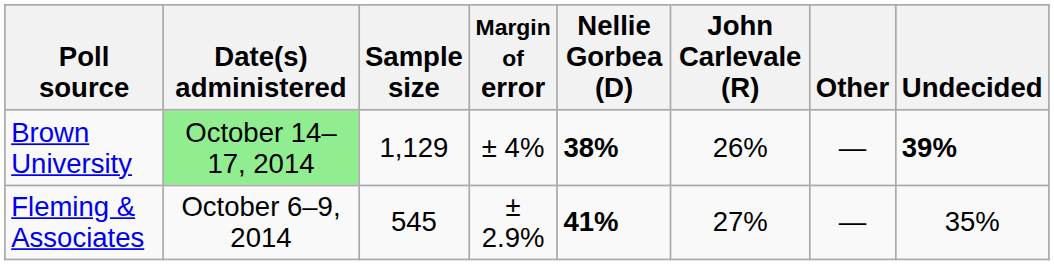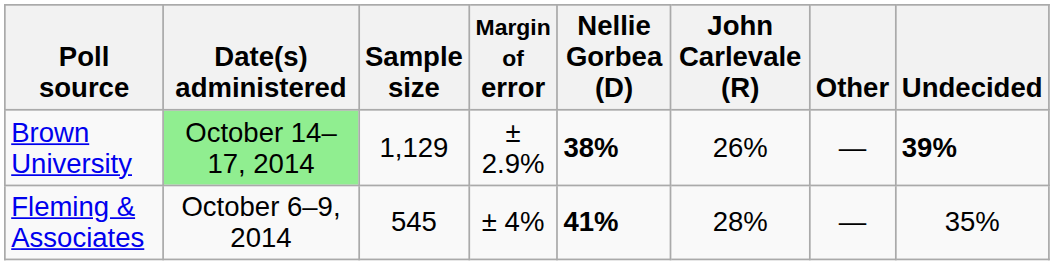(513, 147) ± 4% -> (513, 147) ± 2.9%
(513, 221) ± 2.9% -> (513, 221) ± 4%
(740, 221) 27% -> (740, 221) 28%
